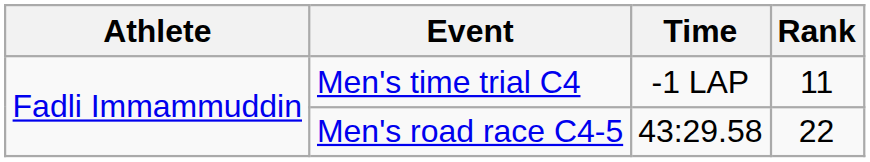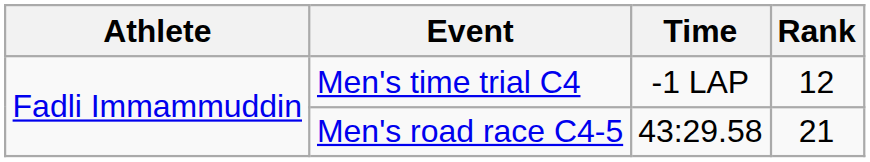(817, 81) 11 -> (817, 81) 12
(817, 132) 22 -> (817, 132) 21
